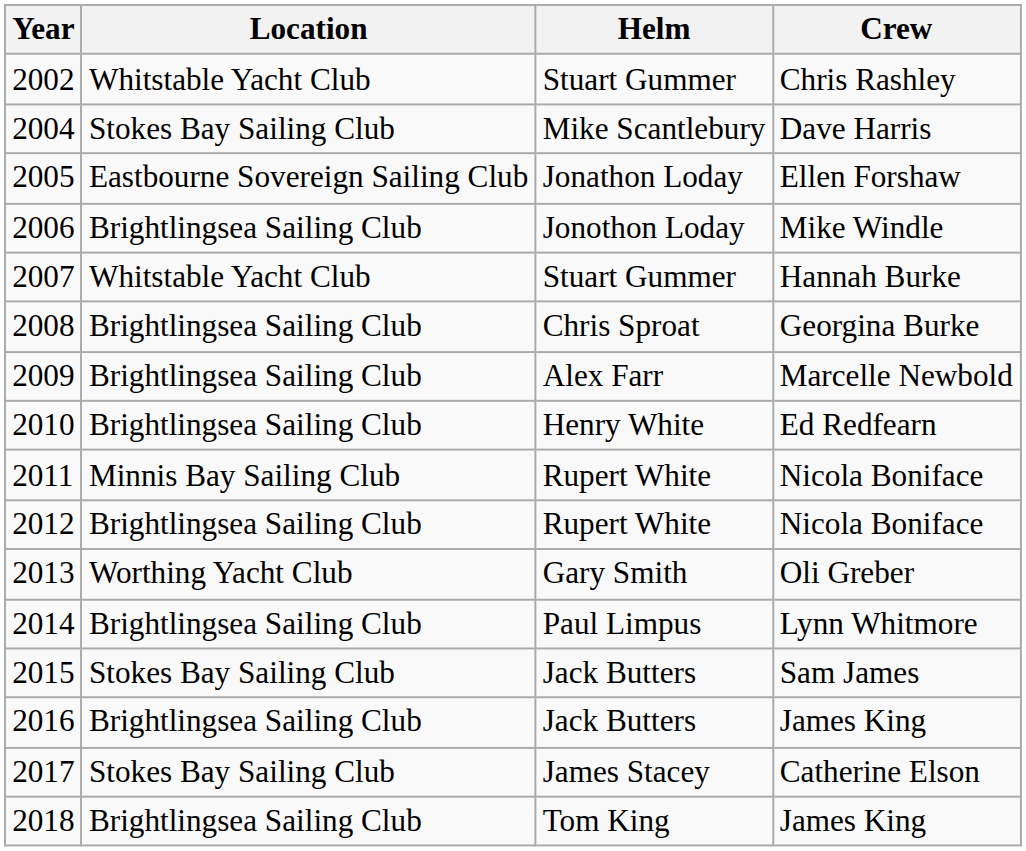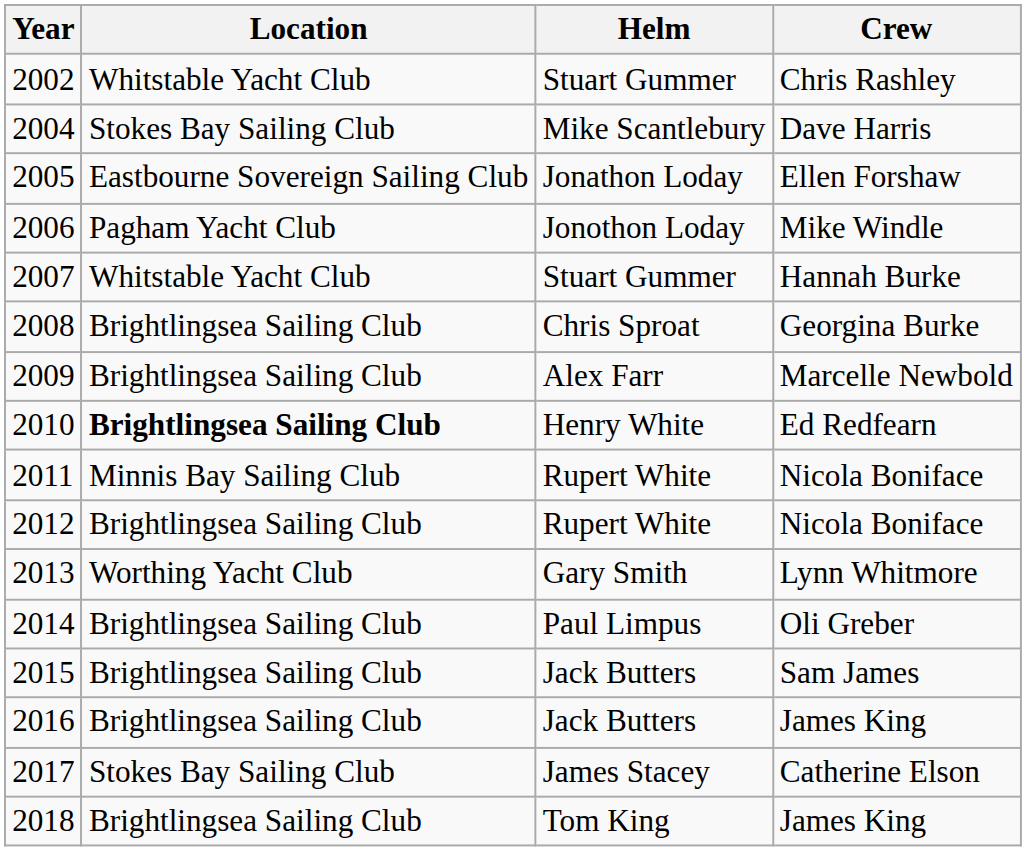(255, 227) Brightlingsea Sailing Club -> (212, 227) Pagham Yacht Club
(255, 425) normal -> (265, 425) bold
(847, 573) Oli Greber -> (879, 573) Lynn Whitmore
(879, 623) Lynn Whitmore -> (847, 623) Oli Greber
(242, 672) Stokes Bay Sailing Club -> (255, 672) Brightlingsea Sailing Club
